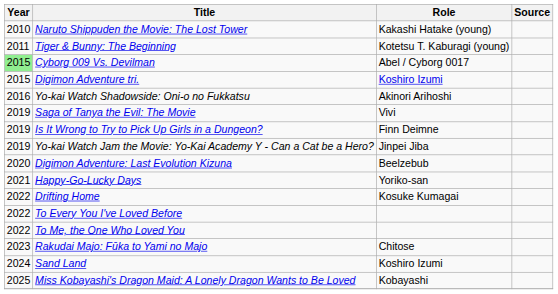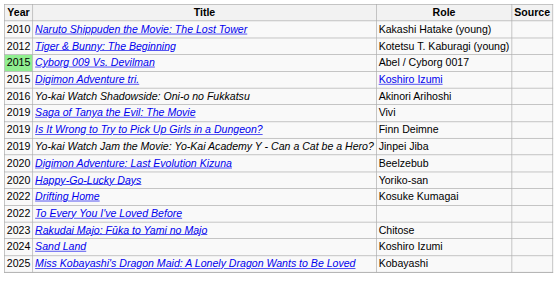(18, 46) 2011 -> (19, 46) 2012
(19, 180) 2021 -> (19, 180) 2020
- row: (110, 230)
